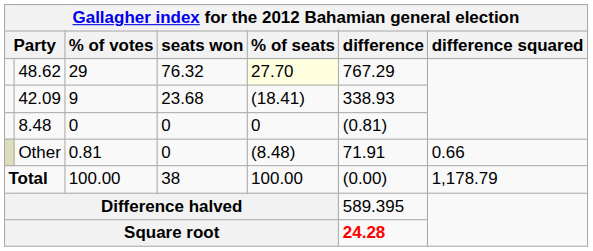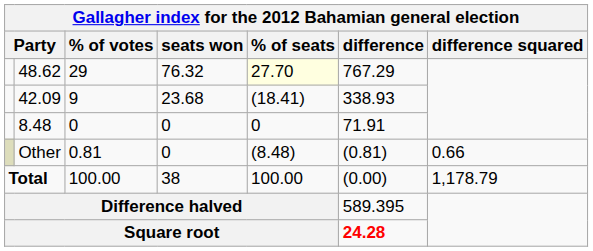(365, 125) (0.81) -> (364, 125) 71.91
(364, 152) 71.91 -> (365, 152) (0.81)
